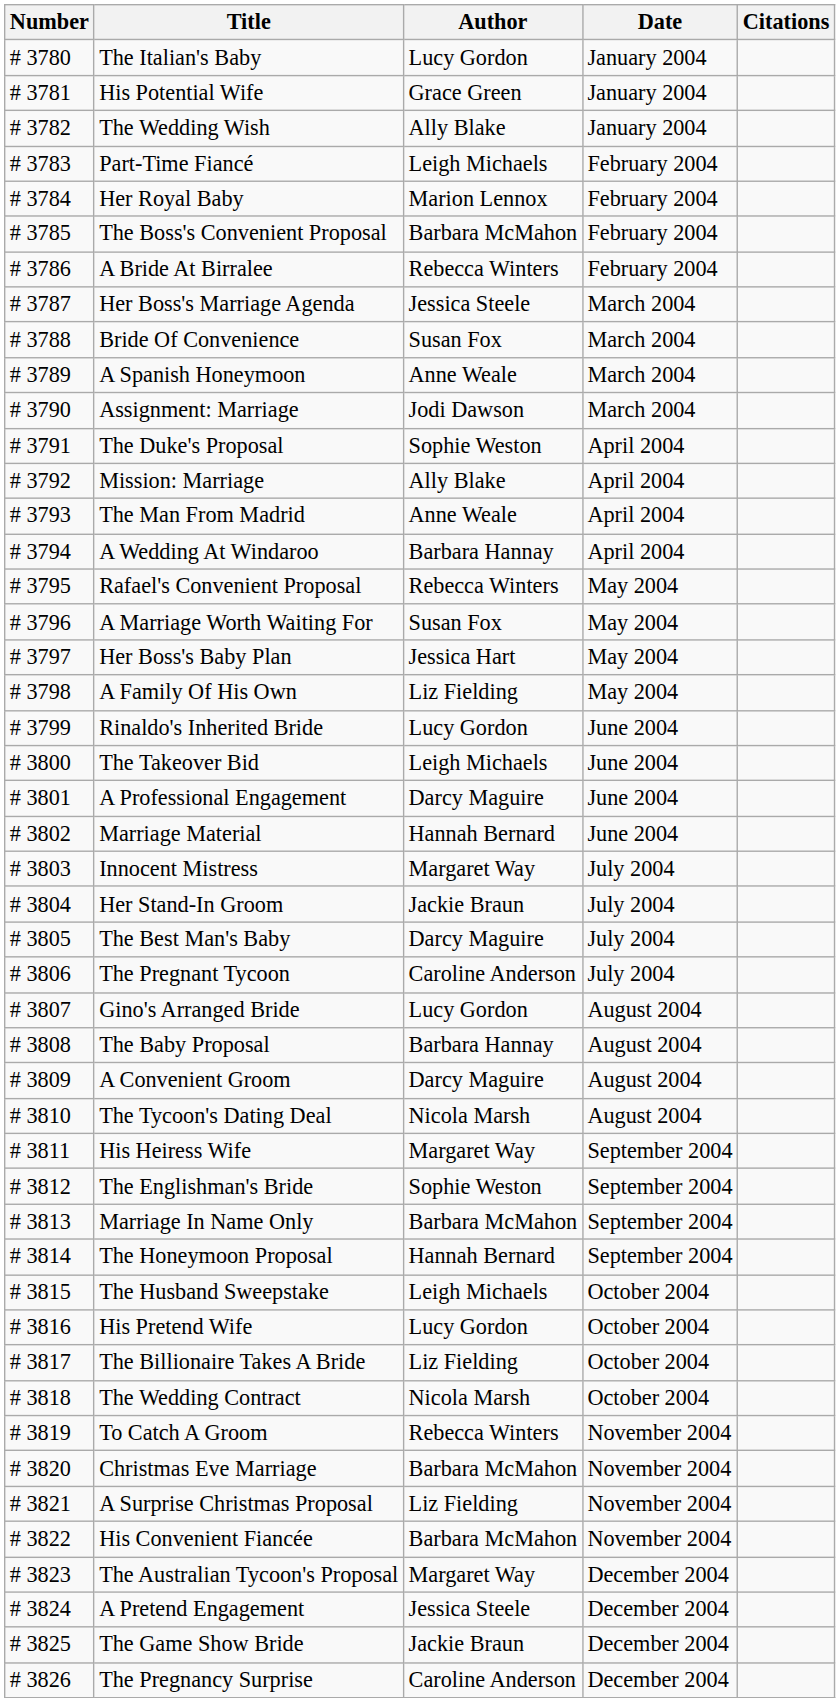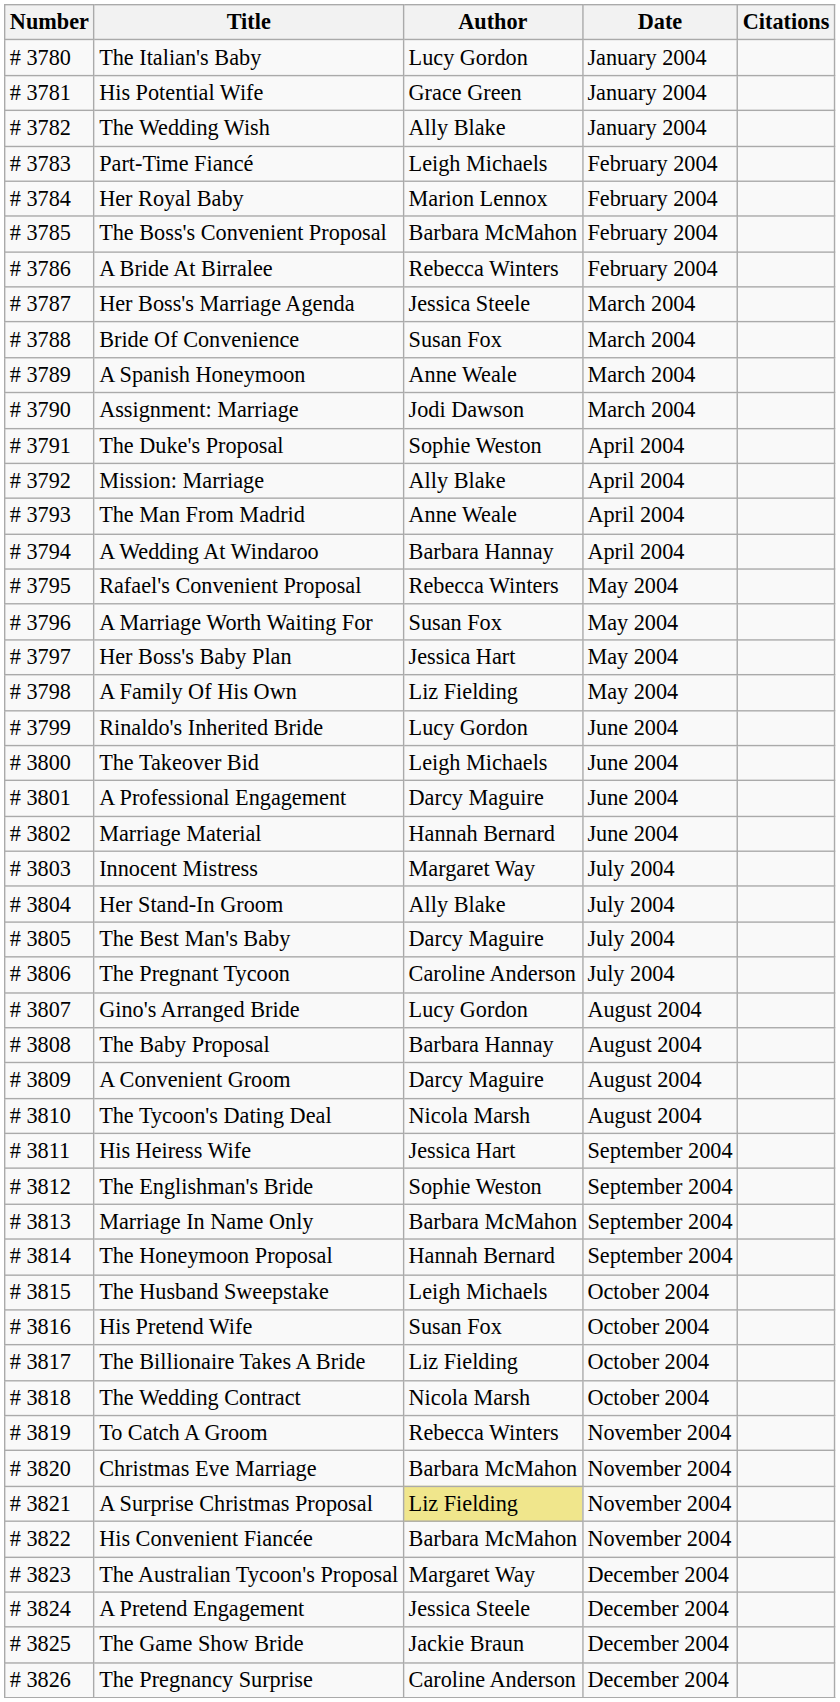(466, 903) Jackie Braun -> (457, 903) Ally Blake
(472, 1150) Margaret Way -> (462, 1150) Jessica Hart
(468, 1327) Lucy Gordon -> (455, 1327) Susan Fox
(463, 1503) no background -> (463, 1503) khaki background
